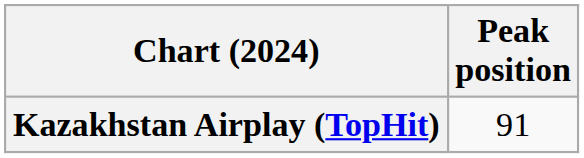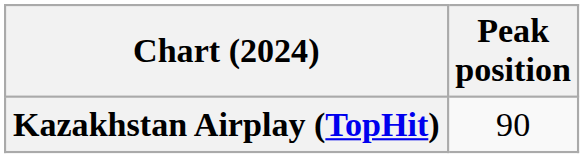(513, 123) 91 -> (513, 123) 90
